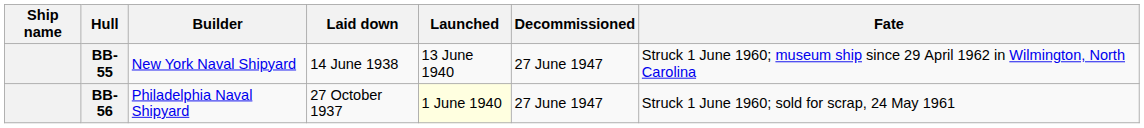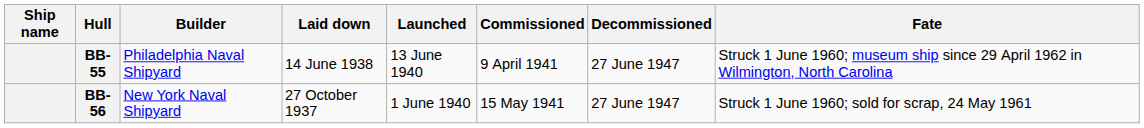+ column: (532, 24)
(214, 63) New York Naval Shipyard -> (184, 63) Philadelphia Naval Shipyard
(192, 103) Philadelphia Naval Shipyard -> (175, 103) New York Naval Shipyard
(462, 103) lightyellow background -> (430, 103) no background
